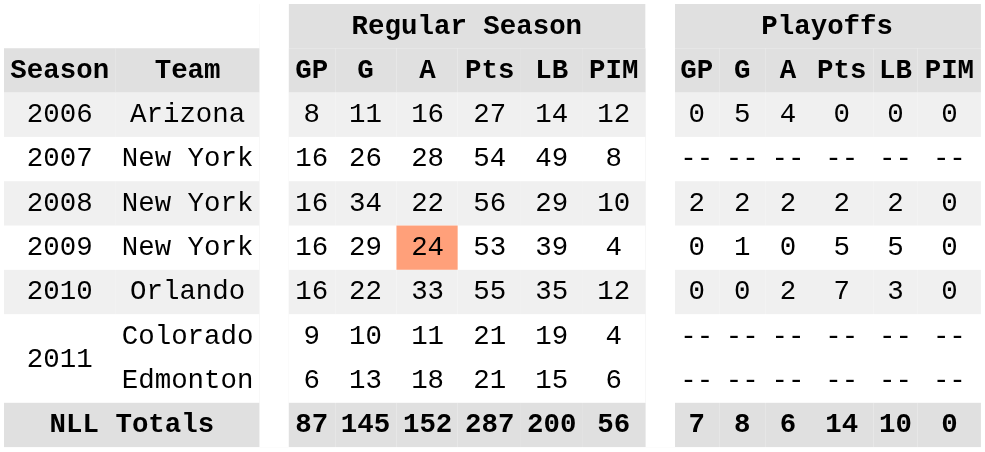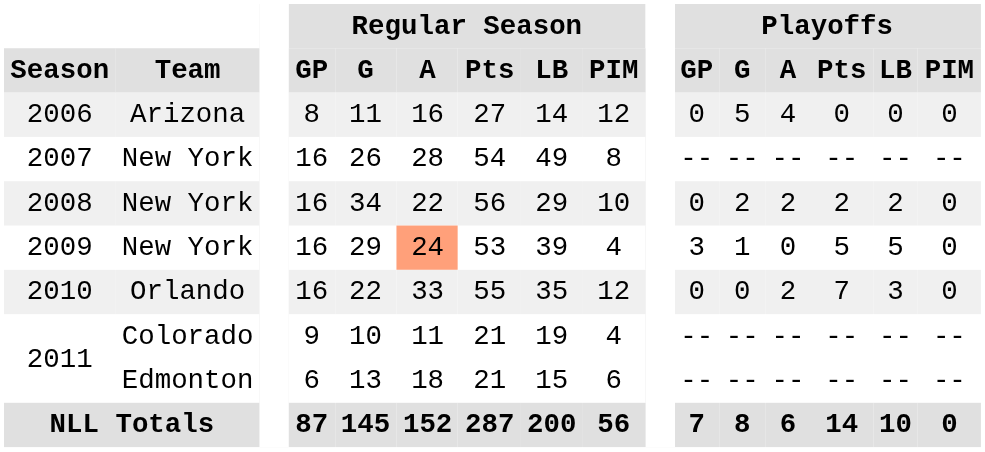(697, 203) 2 -> (697, 203) 0
(697, 248) 0 -> (697, 248) 3
